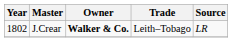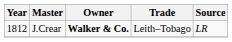(17, 28) 1802 -> (17, 28) 1812
